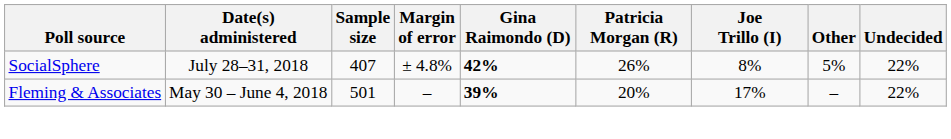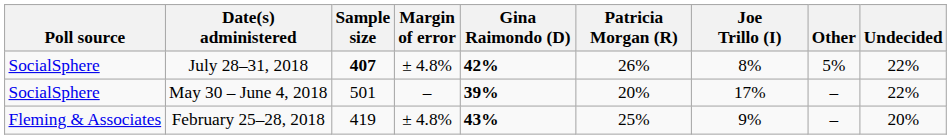(363, 65) normal -> (363, 65) bold
(85, 92) Fleming & Associates -> (54, 92) SocialSphere
+ row: (248, 119)
